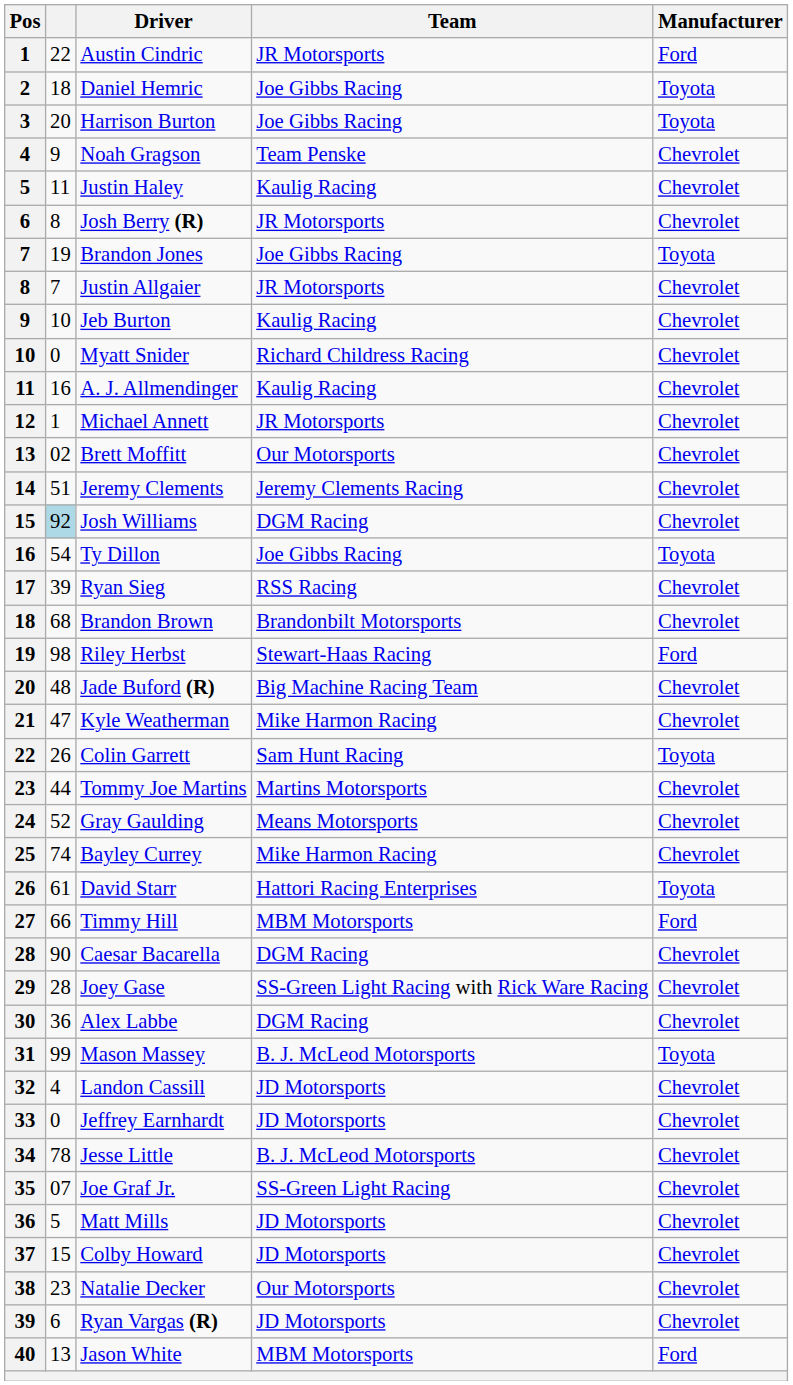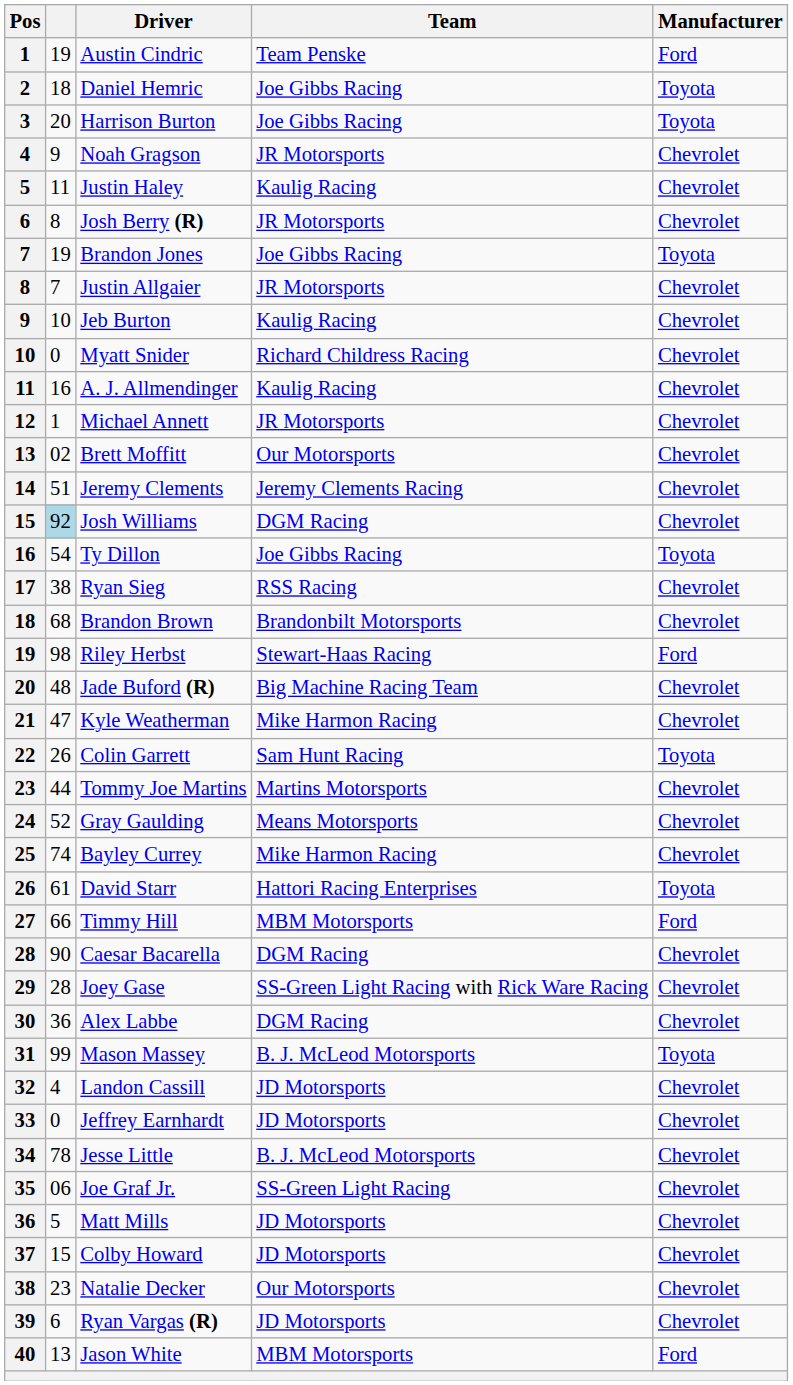(60, 54) 22 -> (60, 54) 19
(320, 54) JR Motorsports -> (311, 54) Team Penske
(311, 154) Team Penske -> (320, 154) JR Motorsports
(60, 587) 39 -> (60, 587) 38
(60, 1187) 07 -> (60, 1187) 06
